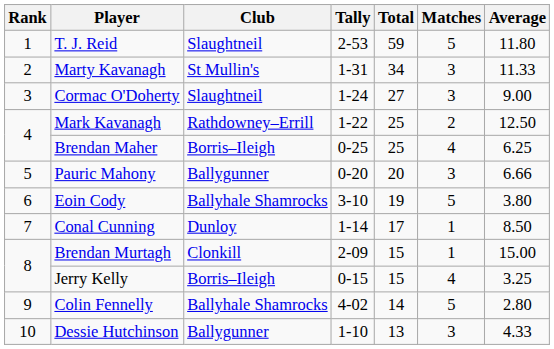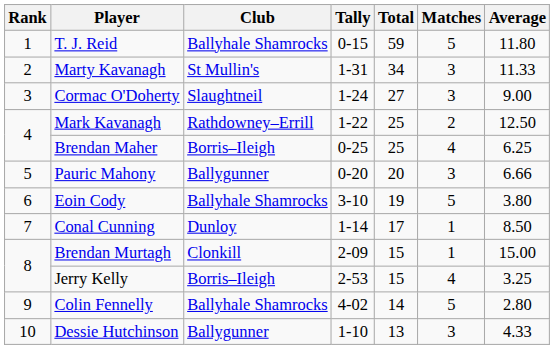(225, 43) Slaughtneil -> (257, 43) Ballyhale Shamrocks
(353, 43) 2-53 -> (353, 43) 0-15
(353, 278) 0-15 -> (353, 278) 2-53
